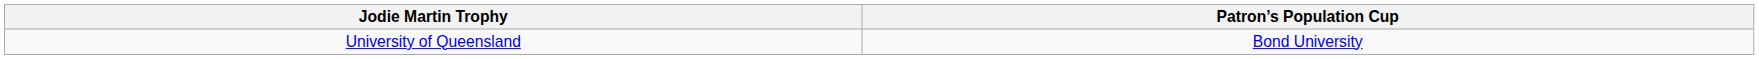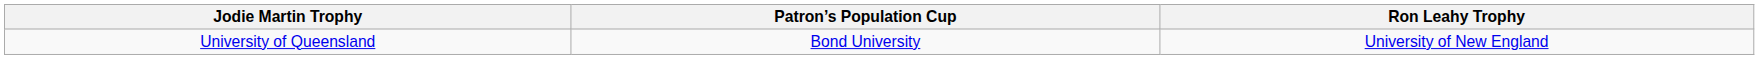+ column: (1457, 16)
